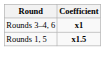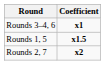+ row: (27, 52)
